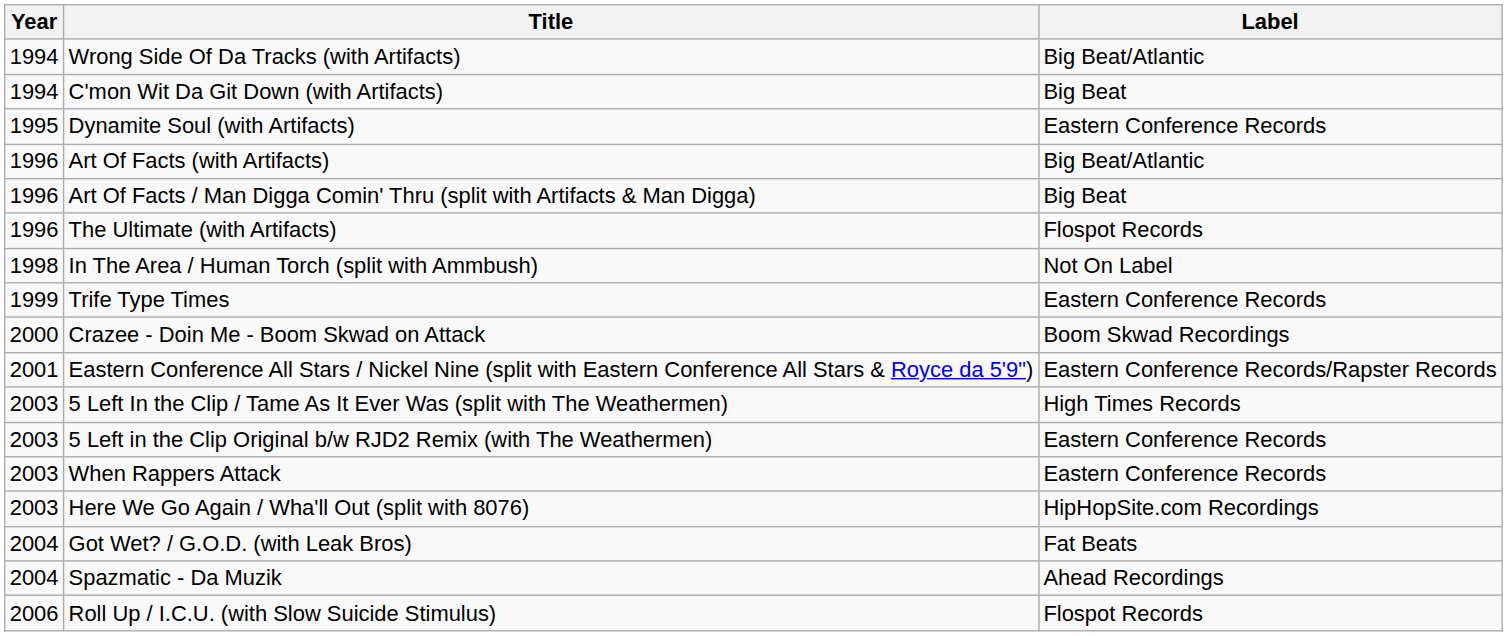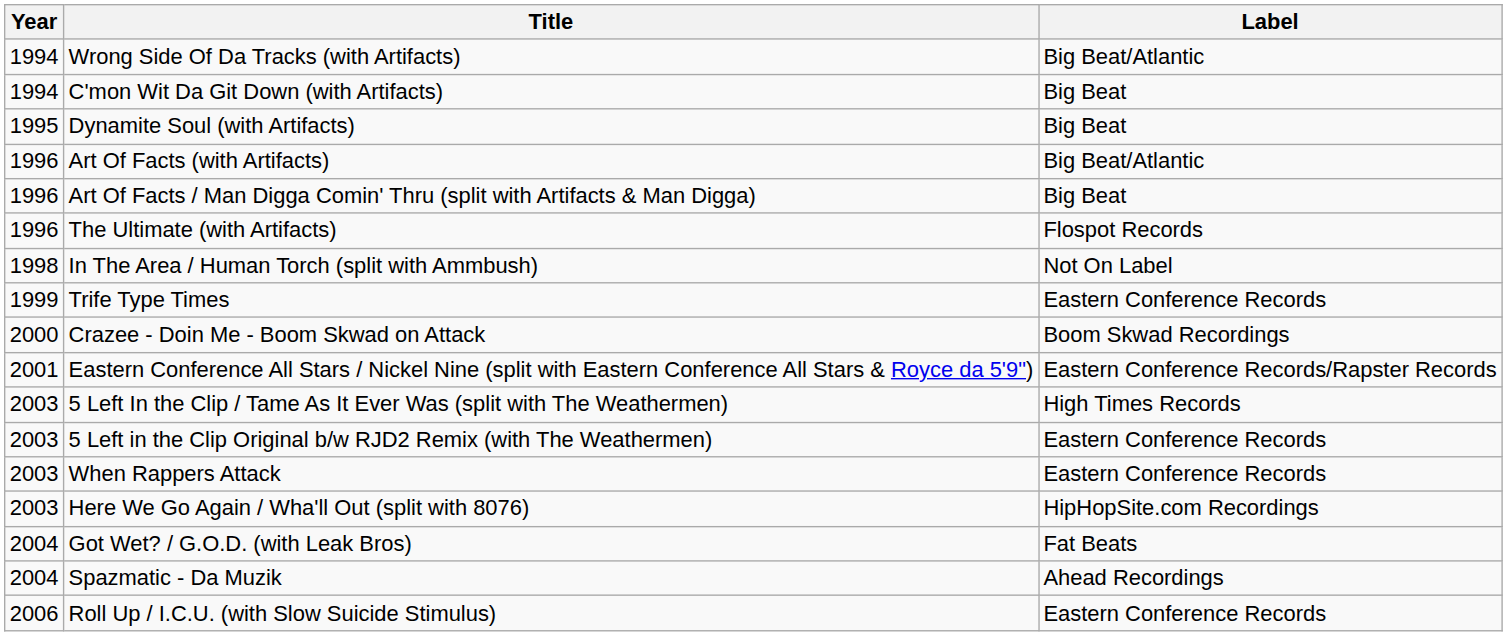(1185, 126) Eastern Conference Records -> (1085, 126) Big Beat
(1123, 612) Flospot Records -> (1185, 612) Eastern Conference Records
